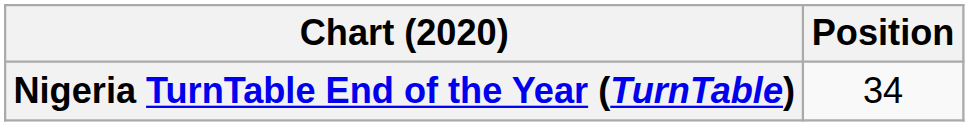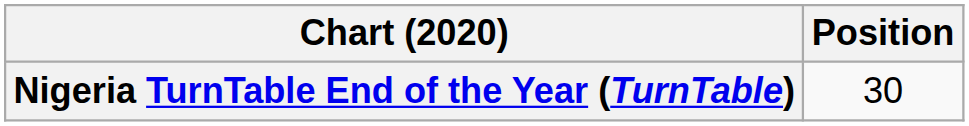(883, 90) 34 -> (883, 90) 30
